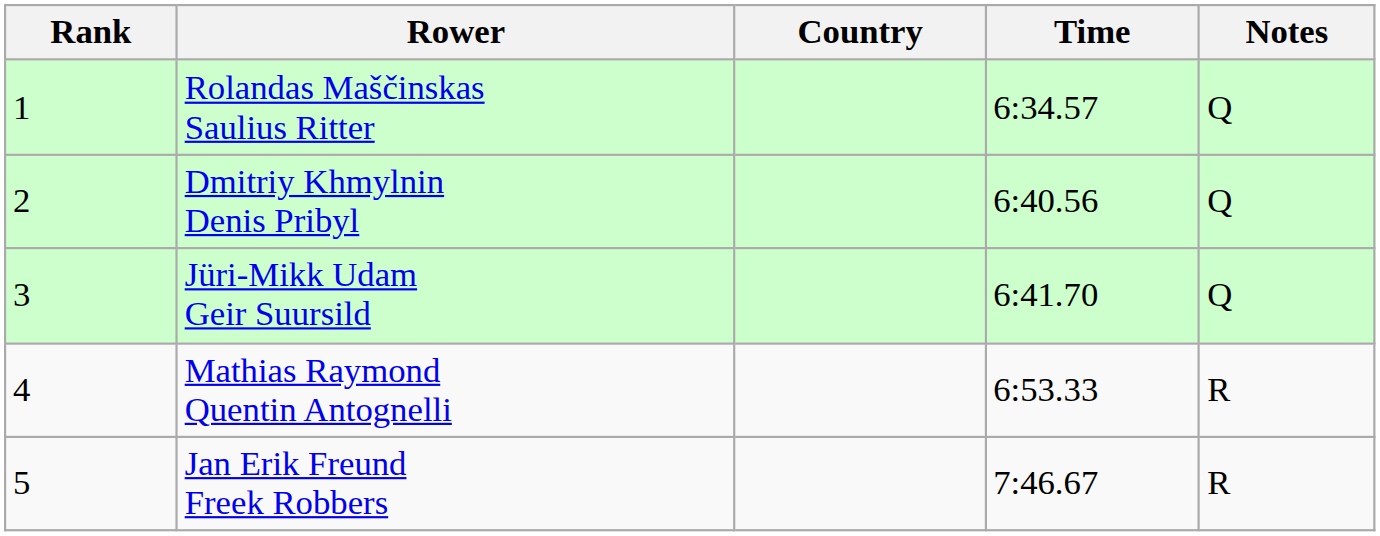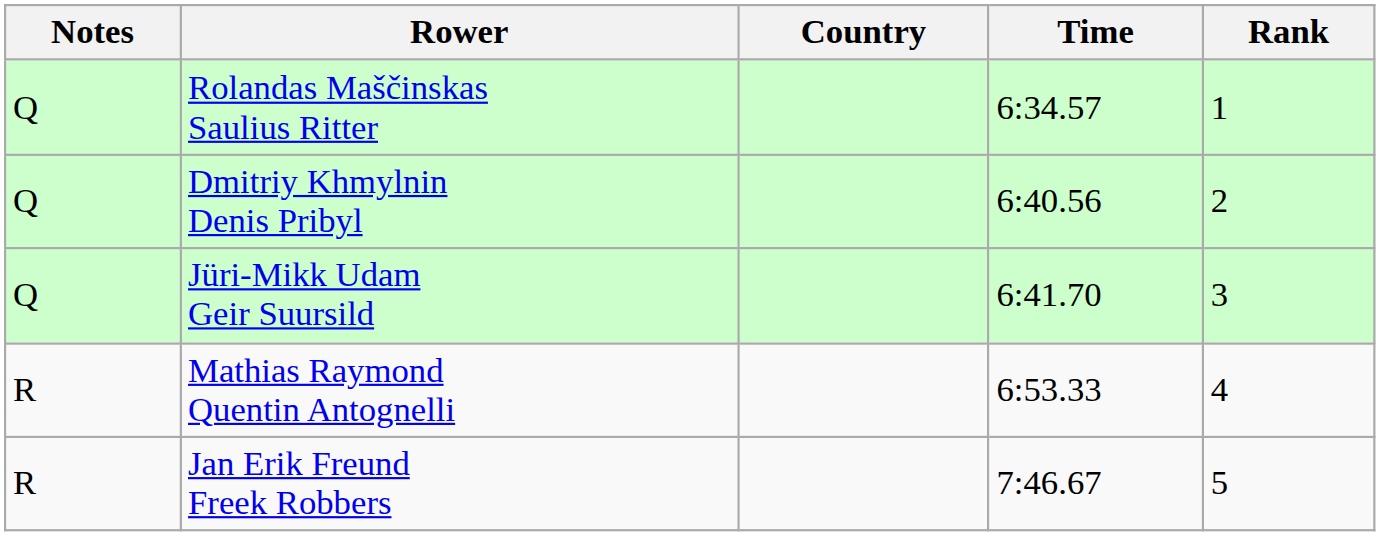columns swapped: (91, 32) <-> (1287, 32)
